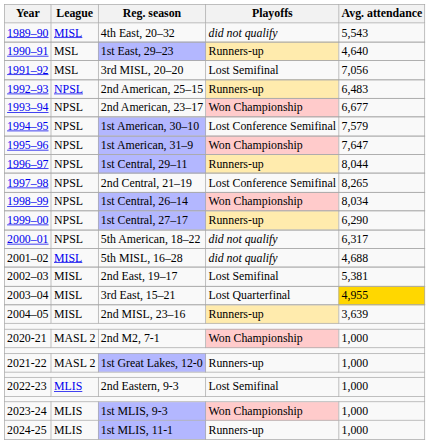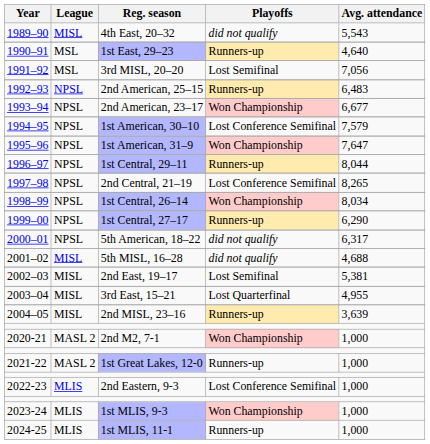(355, 295) gold background -> (355, 295) no background
(244, 387) Lost Semifinal -> (272, 387) Lost Conference Semifinal
